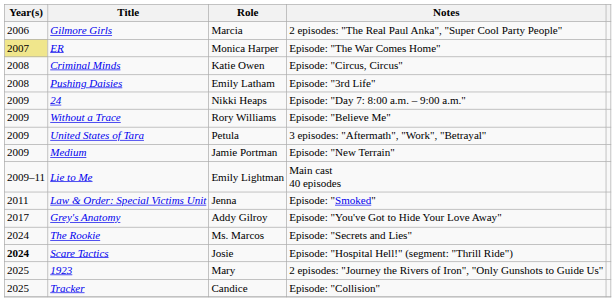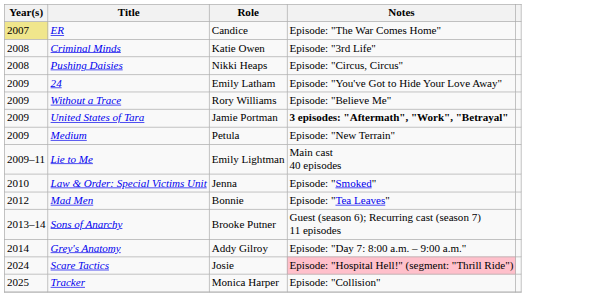- row: (81, 30)
(245, 48) Monica Harper -> (230, 30) Candice
(346, 65) Episode: "Circus, Circus" -> (333, 48) Episode: "3rd Life"
(243, 83) Emily Latham -> (240, 65) Nikki Heaps
(332, 83) Episode: "3rd Life" -> (346, 65) Episode: "Circus, Circus"
(239, 100) Nikki Heaps -> (244, 83) Emily Latham
(378, 100) Episode: "Day 7: 8:00 a.m. – 9:00 a.m." -> (396, 83) Episode: "You've Got to Hide Your Love Away"
(225, 135) Petula -> (245, 118) Jamie Portman
(388, 135) normal -> (399, 118) bold
(244, 153) Jamie Portman -> (226, 135) Petula
(18, 200) 2011 -> (18, 183) 2010
+ row: (72, 200)
+ row: (86, 224)
(18, 218) 2017 -> (18, 248) 2014
(395, 218) Episode: "You've Got to Hide Your Love Away" -> (378, 248) Episode: "Day 7: 8:00 a.m. – 9:00 a.m."
- row: (75, 235)
(18, 253) bold -> (18, 265) normal
(401, 253) no background -> (401, 265) pink background
- row: (61, 270)
(229, 288) Candice -> (245, 283) Monica Harper
